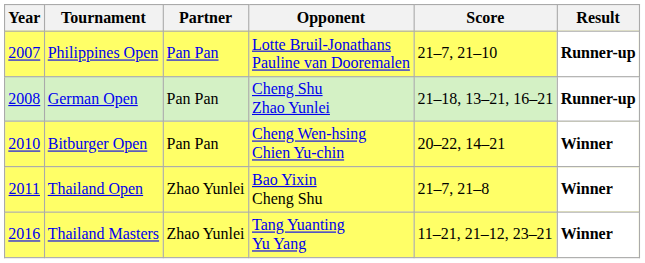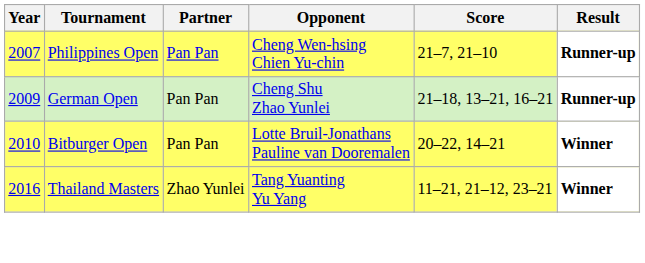(331, 53) Lotte Bruil-Jonathans Pauline van Dooremalen -> (309, 53) Cheng Wen-hsing Chien Yu-chin
(24, 99) 2008 -> (24, 99) 2009
(309, 144) Cheng Wen-hsing Chien Yu-chin -> (331, 144) Lotte Bruil-Jonathans Pauline van Dooremalen
- row: (95, 189)
